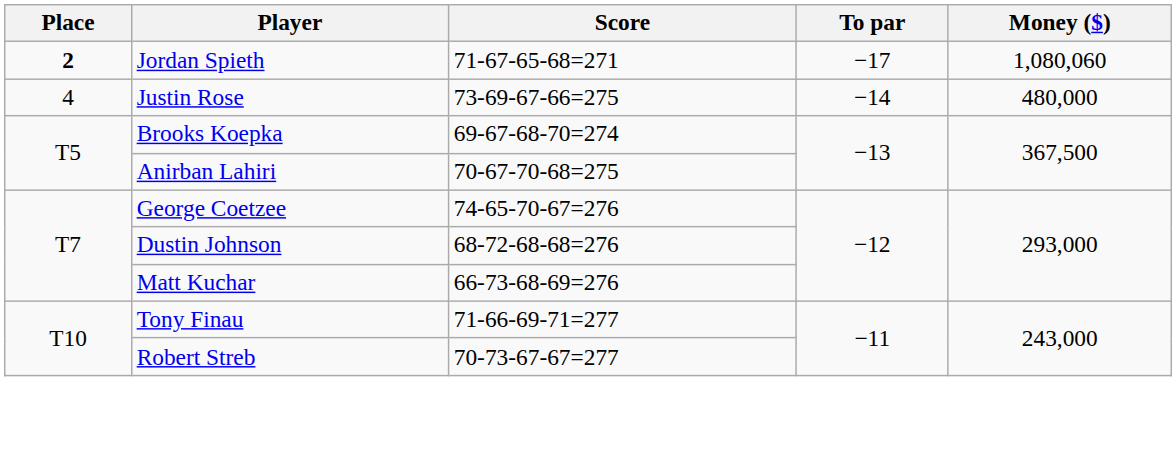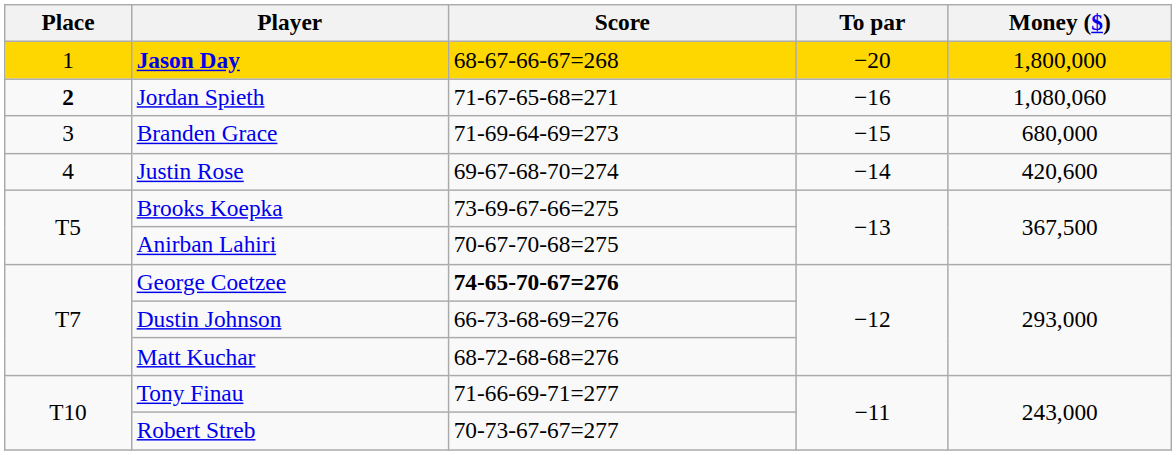+ row: (188, 60)
(872, 60) −17 -> (872, 97) −16
+ row: (207, 134)
(536, 97) 73-69-67-66=275 -> (536, 171) 69-67-68-70=274
(1060, 97) 480,000 -> (1060, 171) 420,600
(536, 134) 69-67-68-70=274 -> (536, 208) 73-69-67-66=275
(536, 208) normal -> (536, 282) bold
(536, 245) 68-72-68-68=276 -> (536, 319) 66-73-68-69=276
(536, 282) 66-73-68-69=276 -> (536, 356) 68-72-68-68=276
